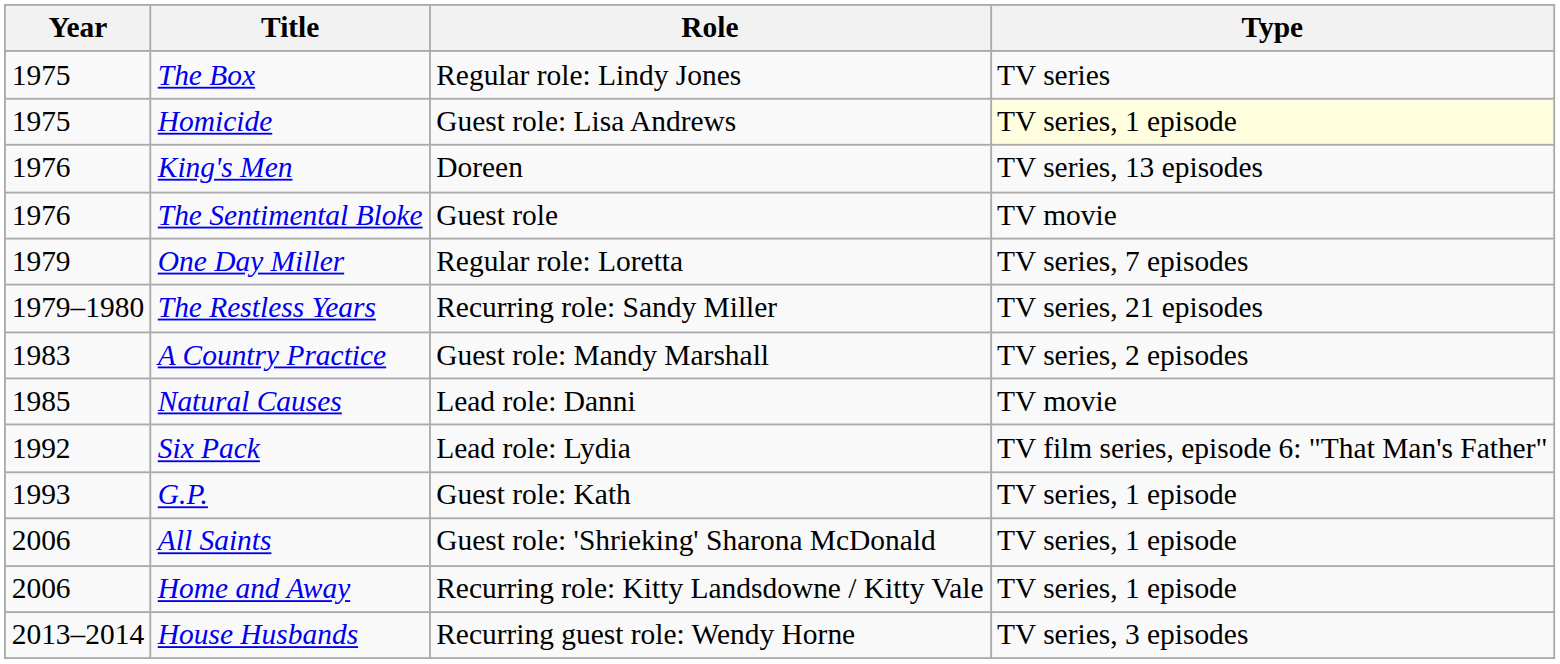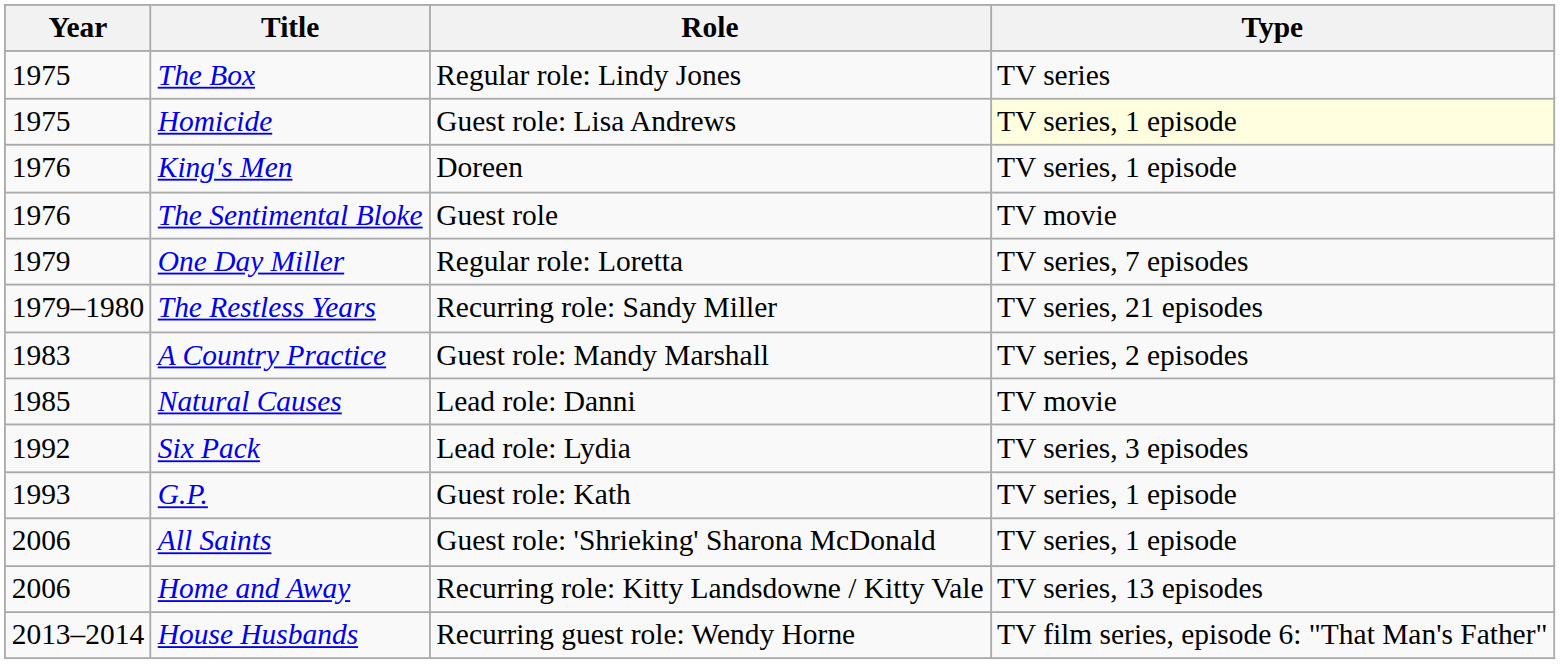(1130, 167) TV series, 13 episodes -> (1117, 167) TV series, 1 episode
(1272, 448) TV film series, episode 6: "That Man's Father" -> (1123, 448) TV series, 3 episodes
(1117, 588) TV series, 1 episode -> (1130, 588) TV series, 13 episodes
(1123, 634) TV series, 3 episodes -> (1272, 634) TV film series, episode 6: "That Man's Father"
